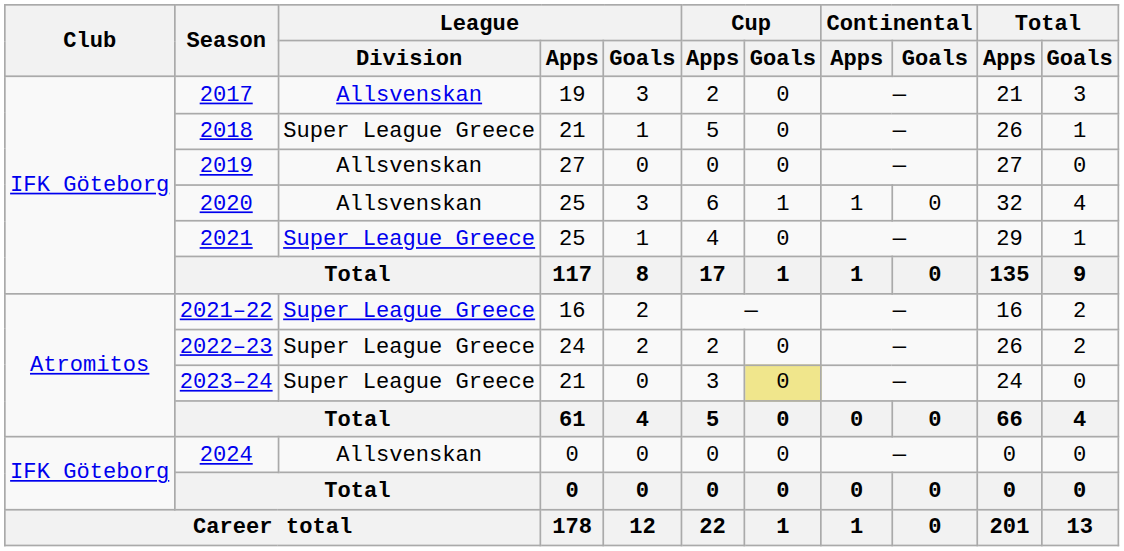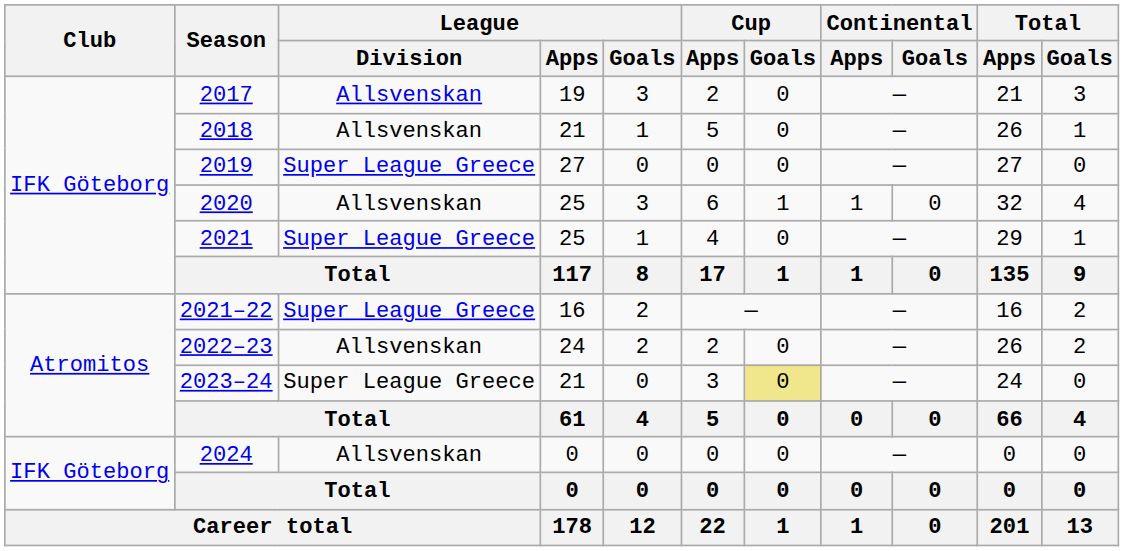(409, 131) Super League Greece -> (409, 131) Allsvenskan
(409, 167) Allsvenskan -> (409, 167) Super League Greece
(409, 347) Super League Greece -> (409, 347) Allsvenskan
